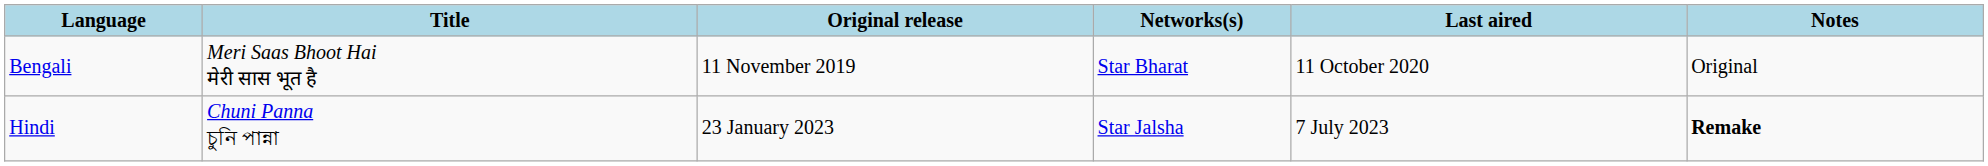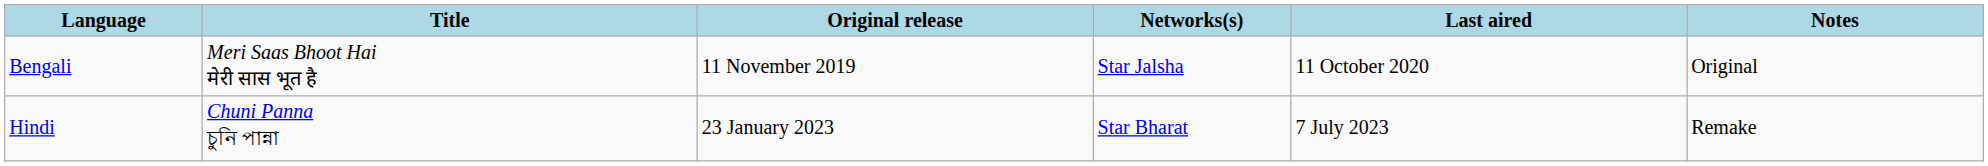(1143, 65) Star Bharat -> (1141, 65) Star Jalsha
(1141, 128) Star Jalsha -> (1143, 128) Star Bharat
(1726, 128) bold -> (1724, 128) normal
